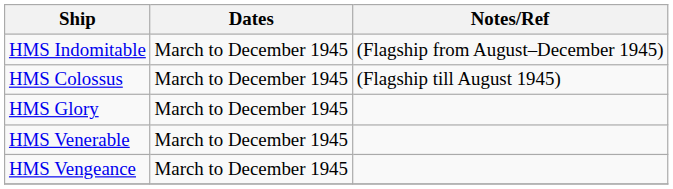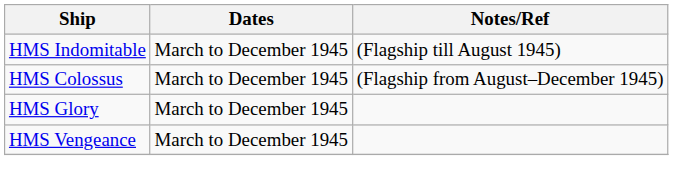(510, 49) (Flagship from August–December 1945) -> (459, 49) (Flagship till August 1945)
(459, 79) (Flagship till August 1945) -> (510, 79) (Flagship from August–December 1945)
- row: (69, 139)
